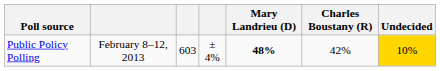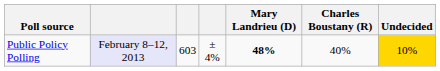(133, 50) no background -> (133, 50) lavender background
(340, 50) 42% -> (340, 50) 40%
